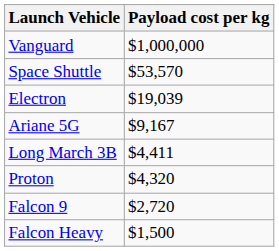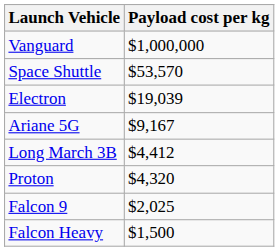(151, 152) $4,411 -> (151, 152) $4,412
(151, 206) $2,720 -> (151, 206) $2,025
